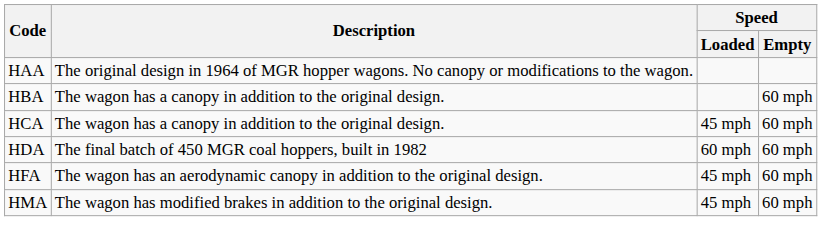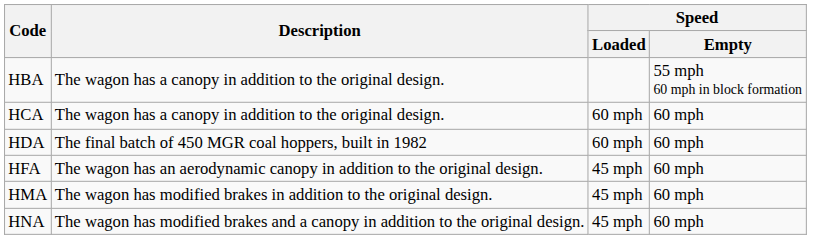- row: (26, 70)
(787, 96) 60 mph -> (728, 79) 55 mph 60 mph in block formation
(726, 123) 45 mph -> (617, 115) 60 mph
+ row: (26, 221)
